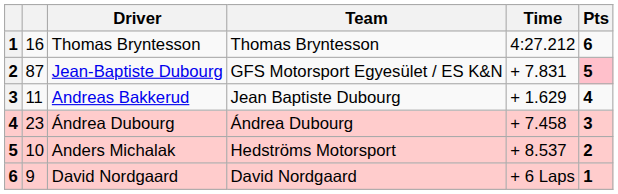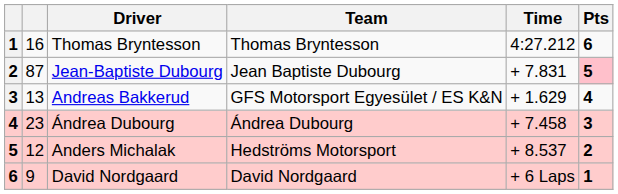(367, 71) GFS Motorsport Egyesület / ES K&N -> (316, 71) Jean Baptiste Dubourg
(34, 97) 11 -> (35, 97) 13
(316, 97) Jean Baptiste Dubourg -> (367, 97) GFS Motorsport Egyesület / ES K&N
(35, 150) 10 -> (35, 150) 12
